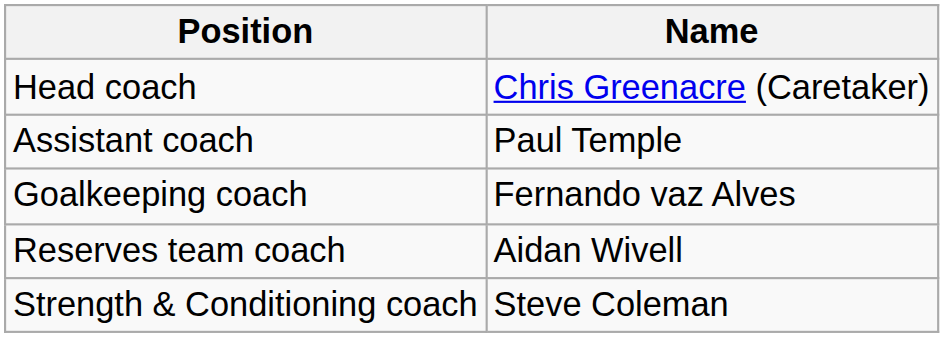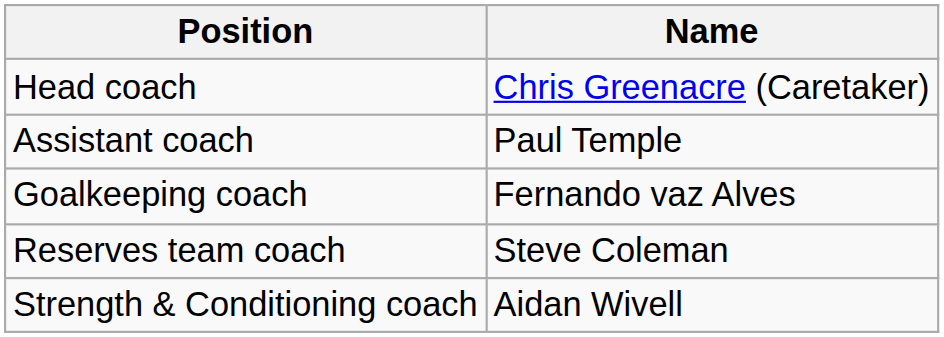(588, 250) Aidan Wivell -> (611, 250) Steve Coleman
(611, 304) Steve Coleman -> (588, 304) Aidan Wivell
